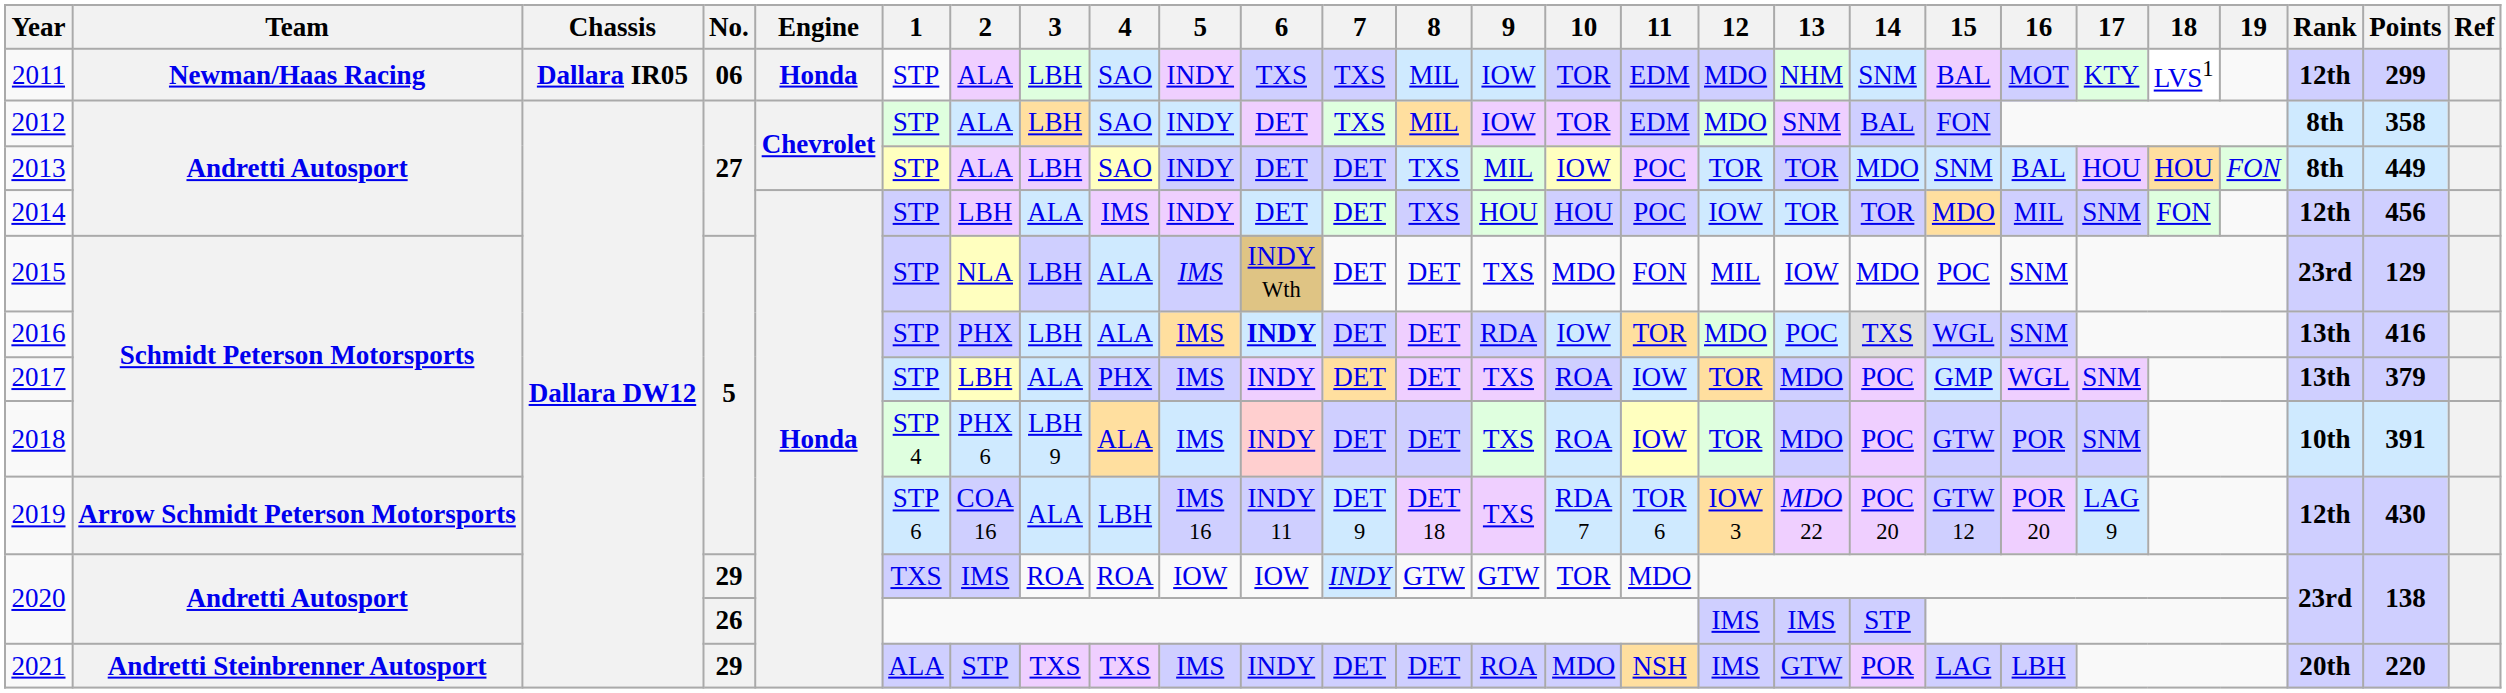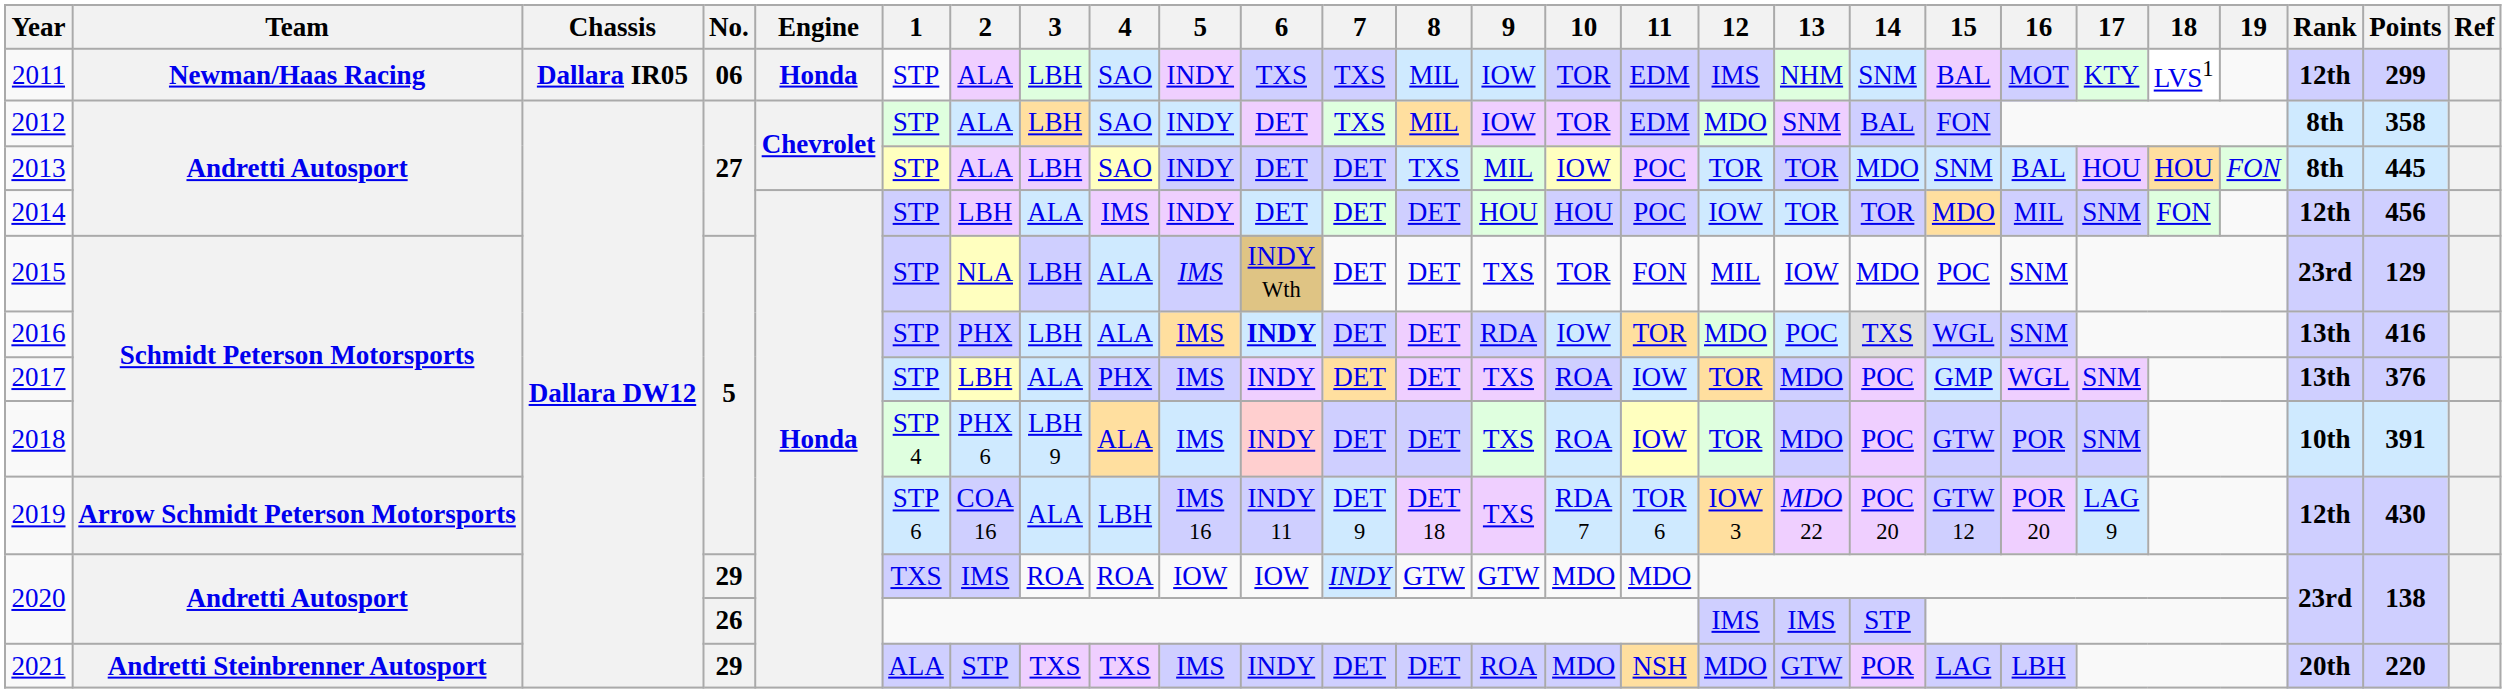(1736, 74) MDO -> (1736, 74) IMS
(2405, 167) 449 -> (2405, 167) 445
(1434, 212) TXS -> (1434, 212) DET
(1584, 272) MDO -> (1584, 272) TOR
(2405, 377) 379 -> (2405, 377) 376
(1584, 575) TOR -> (1584, 575) MDO
(1736, 664) IMS -> (1736, 664) MDO
